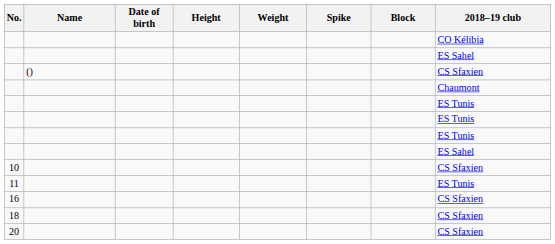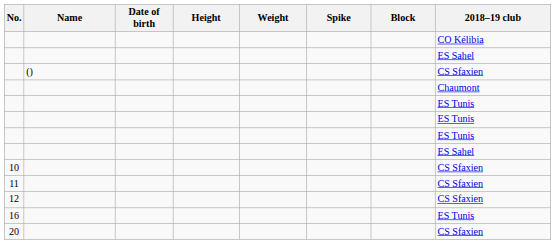(456, 183) ES Tunis -> (460, 183) CS Sfaxien
+ row: (14, 199)
(460, 199) CS Sfaxien -> (456, 215) ES Tunis
- row: (14, 215)
